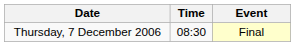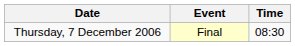columns swapped: (191, 13) <-> (251, 13)
